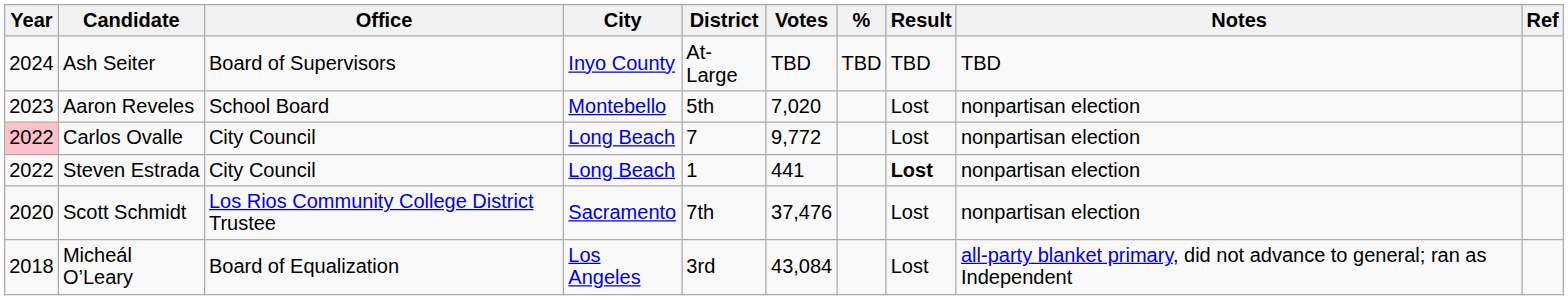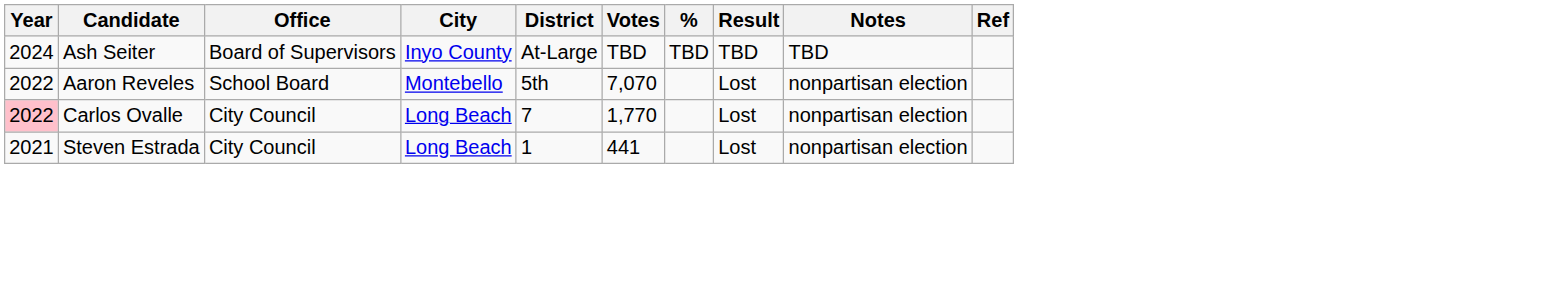(31, 106) 2023 -> (31, 83) 2022
(796, 106) 7,020 -> (632, 83) 7,070
(796, 138) 9,772 -> (632, 115) 1,770
(31, 169) 2022 -> (31, 147) 2021
(912, 169) bold -> (737, 147) normal
- row: (125, 212)
- row: (98, 266)
